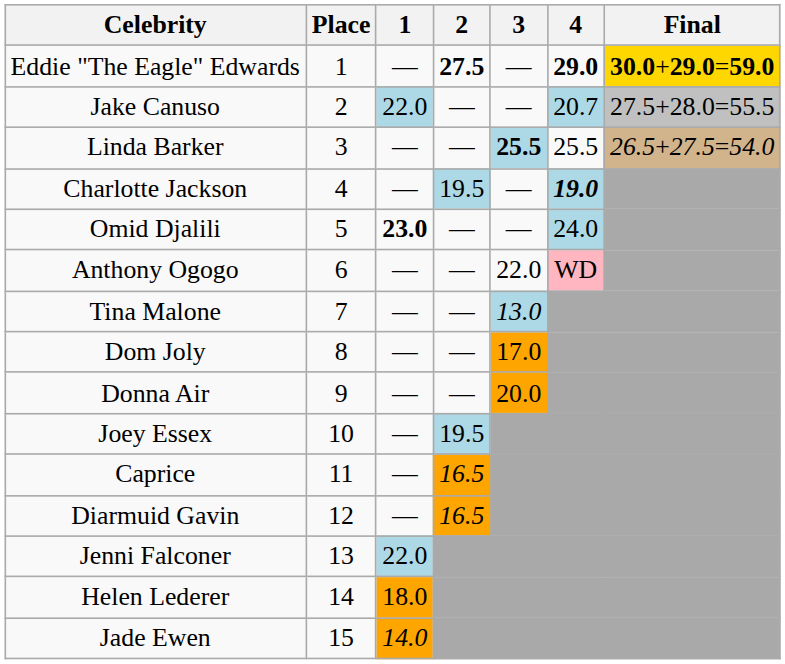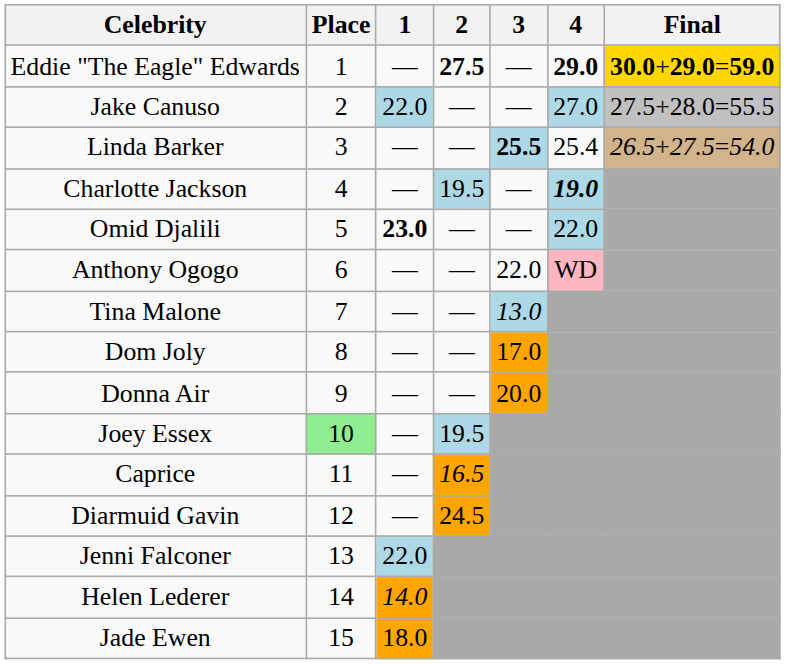(576, 106) 20.7 -> (576, 106) 27.0
(576, 147) 25.5 -> (576, 147) 25.4
(576, 229) 24.0 -> (576, 229) 22.0
(341, 433) no background -> (341, 433) lightgreen background
(462, 515) 16.5 -> (462, 515) 24.5
(405, 596) 18.0 -> (405, 596) 14.0
(405, 637) 14.0 -> (405, 637) 18.0
